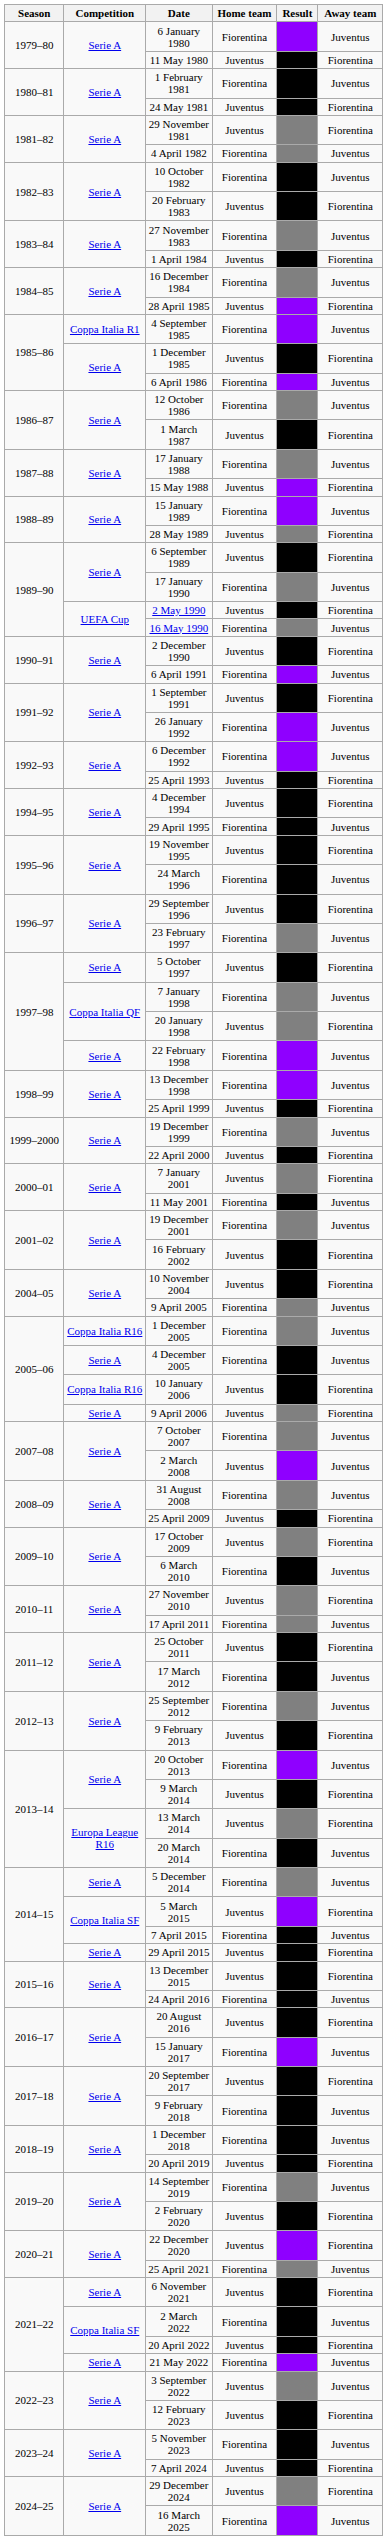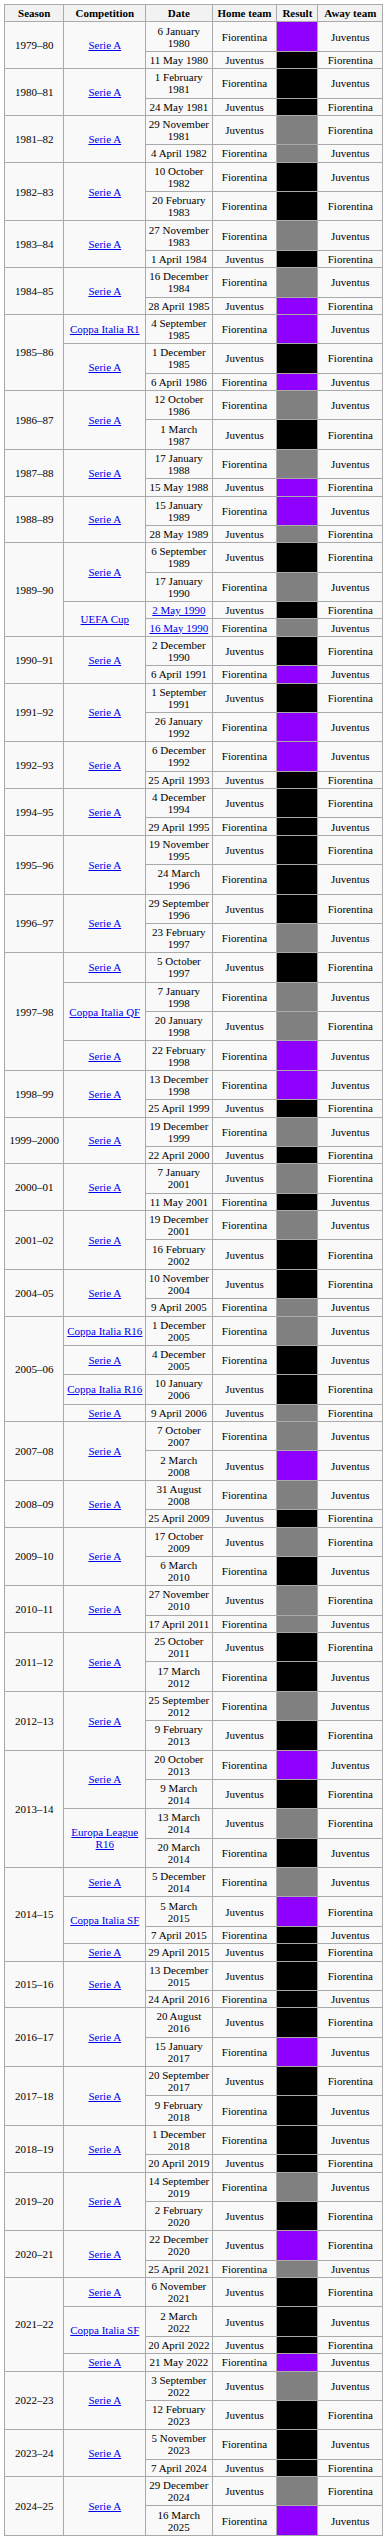(244, 206) Juventus -> (244, 206) Fiorentina
(244, 2322) Fiorentina -> (244, 2322) Juventus
